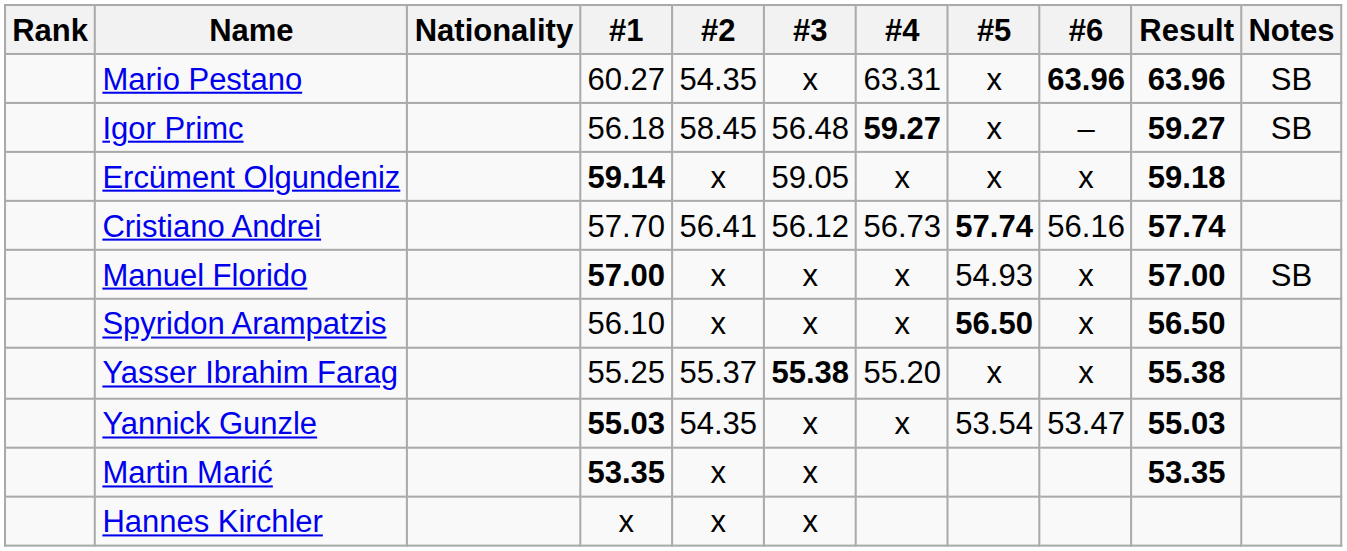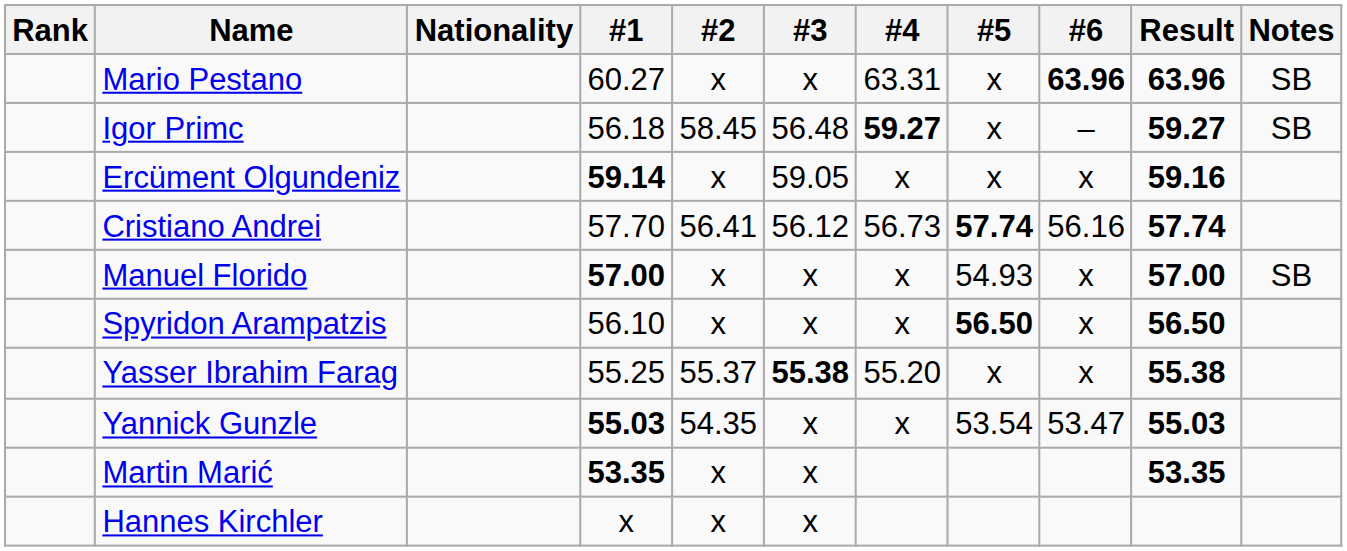(718, 79) 54.35 -> (718, 79) x
(1187, 177) 59.18 -> (1187, 177) 59.16
